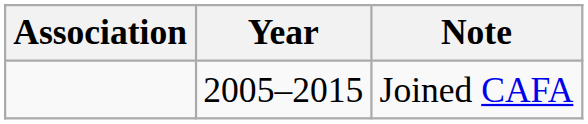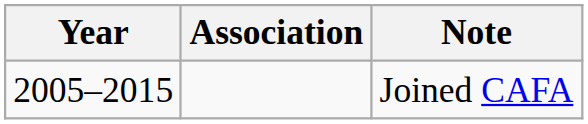columns swapped: (100, 32) <-> (283, 32)
